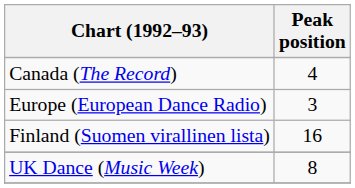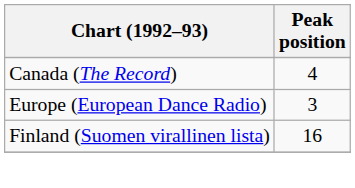- row: (107, 167)
